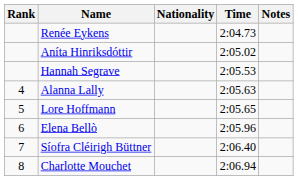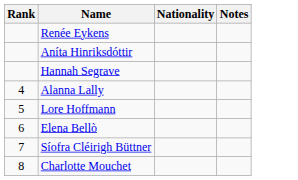- column: (238, 14)
